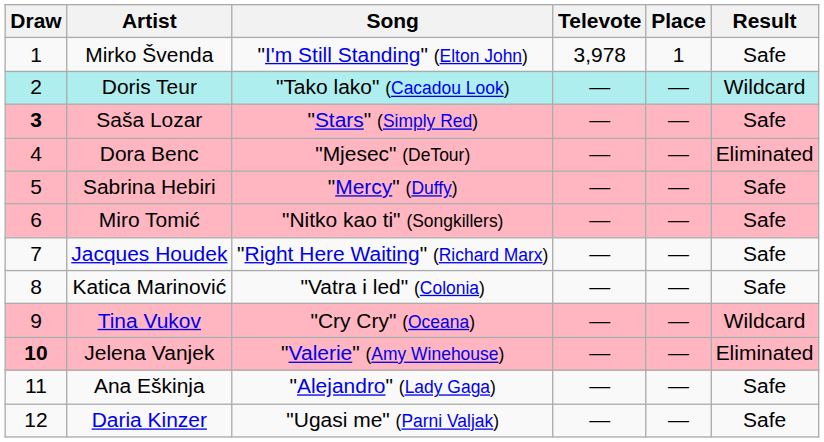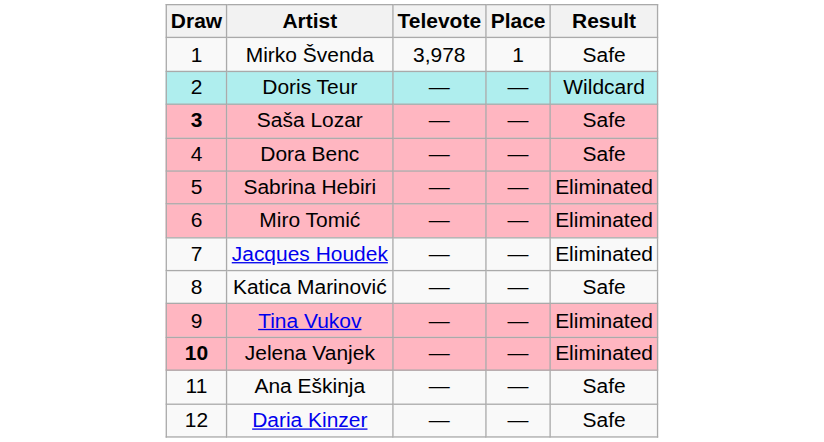- column: (393, 21)
(765, 154) Eliminated -> (604, 154) Safe
(765, 187) Safe -> (604, 187) Eliminated
(765, 220) Safe -> (604, 220) Eliminated
(765, 253) Safe -> (604, 253) Eliminated
(765, 320) Wildcard -> (604, 320) Eliminated
